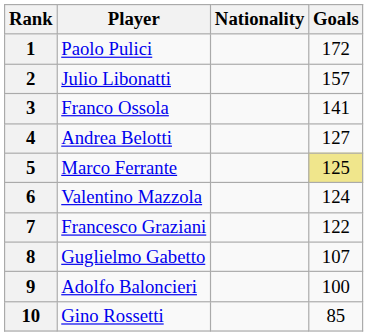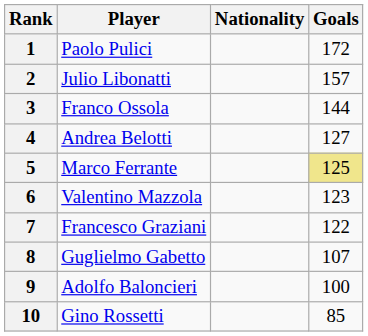(336, 108) 141 -> (336, 108) 144
(336, 197) 124 -> (336, 197) 123
